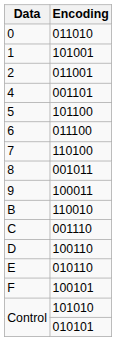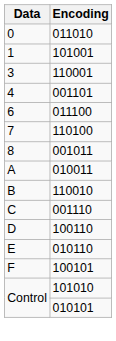- row: (73, 73)
+ row: (73, 73)
- row: (73, 112)
- row: (73, 190)
+ row: (73, 170)
